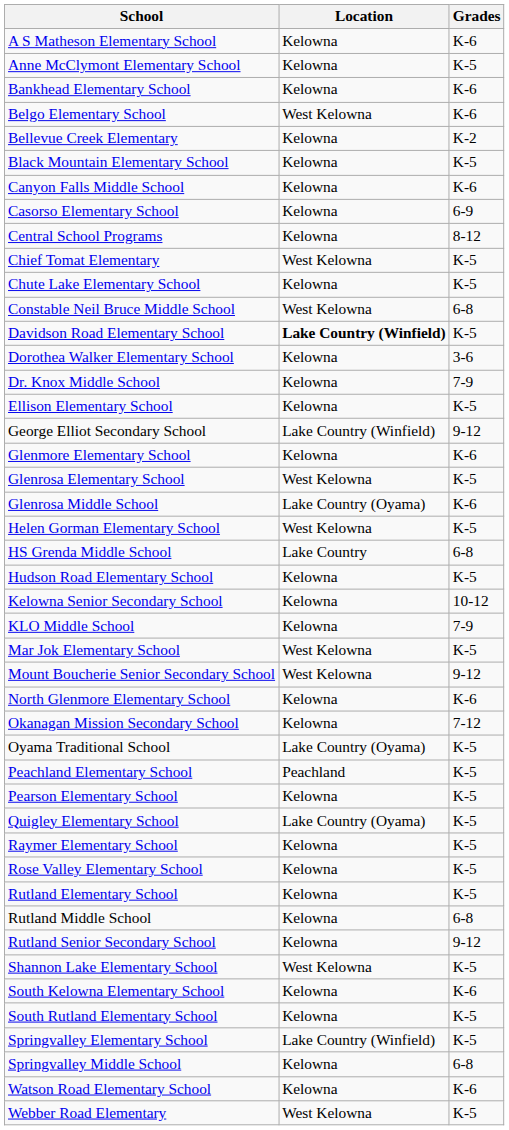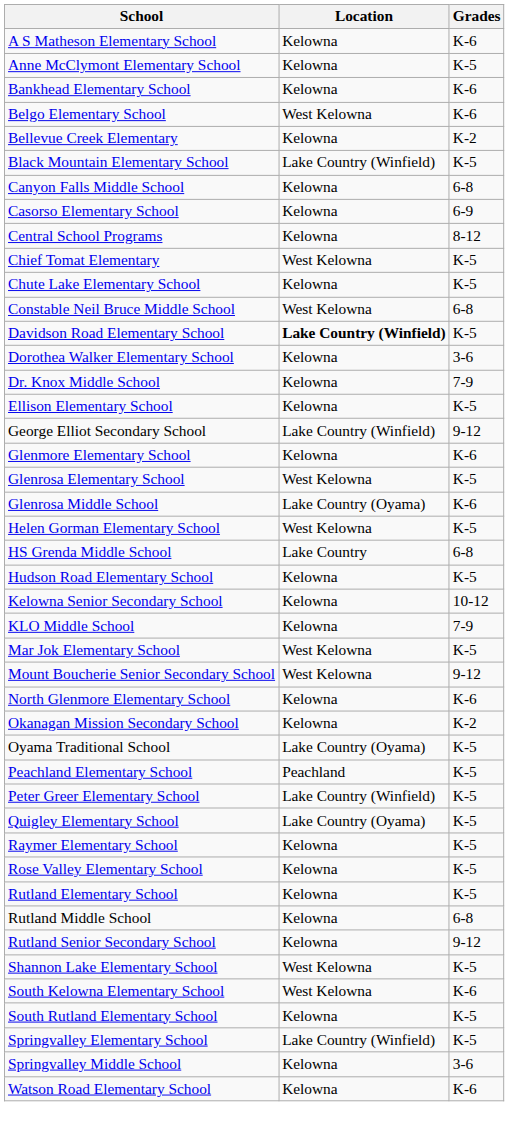(310, 162) Kelowna -> (359, 162) Lake Country (Winfield)
(465, 187) K-6 -> (463, 187) 6-8
(467, 723) 7-12 -> (465, 723) K-2
- row: (93, 796)
+ row: (104, 796)
(310, 991) Kelowna -> (327, 991) West Kelowna
(463, 1064) 6-8 -> (463, 1064) 3-6
- row: (87, 1112)
